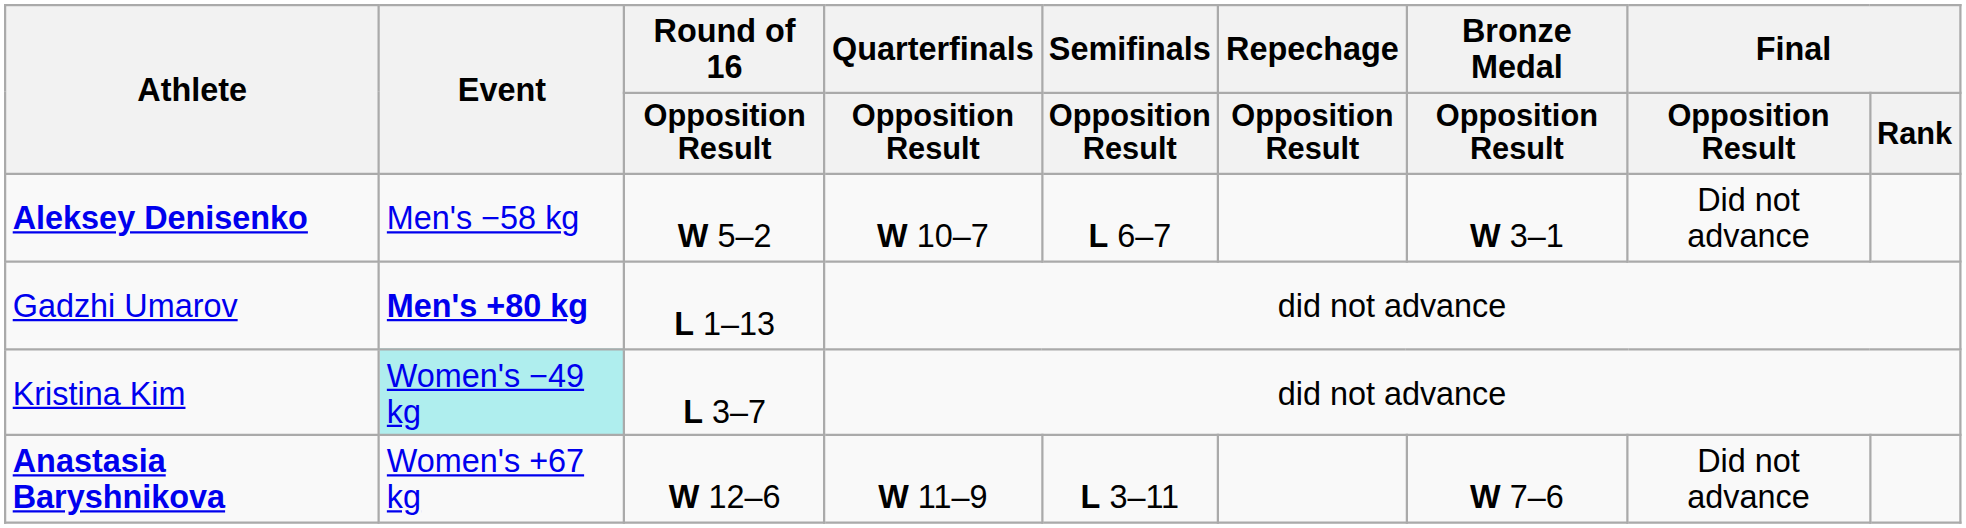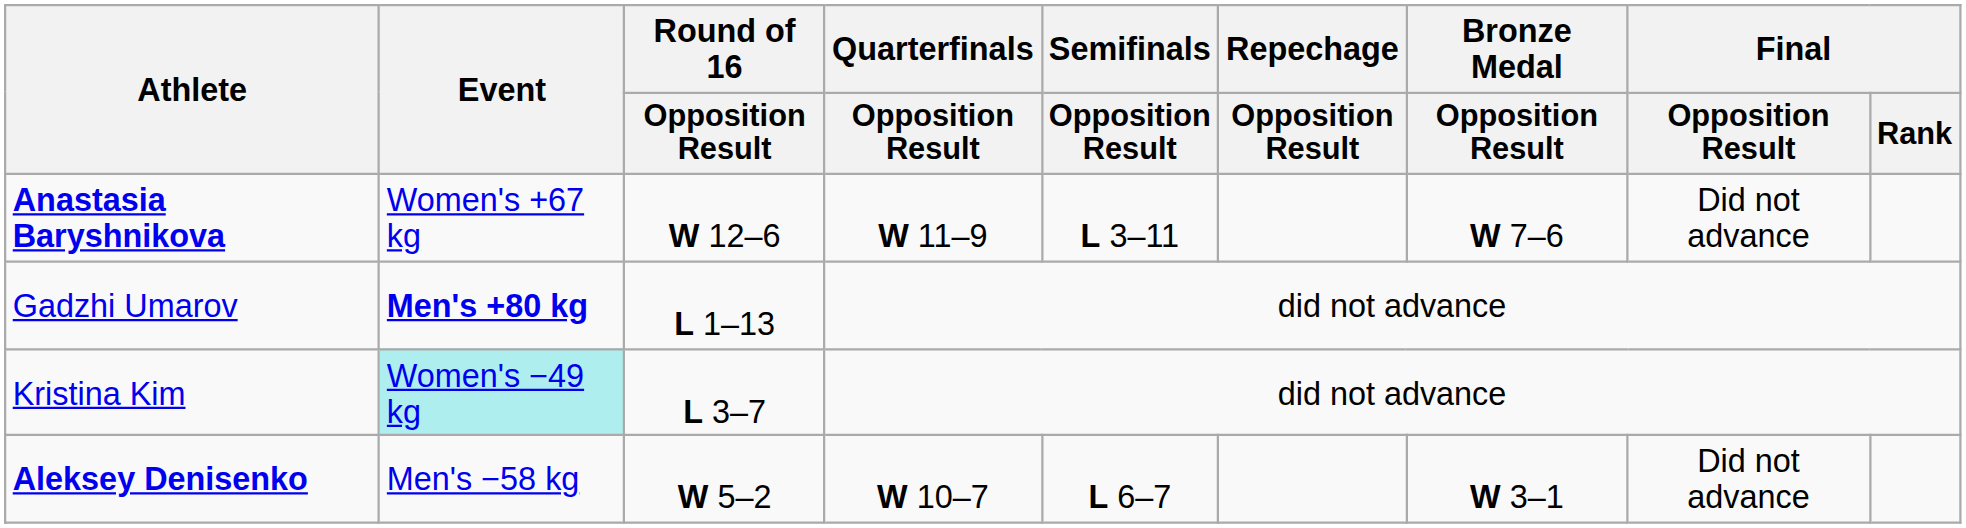rows swapped: (160, 218) <-> (119, 480)
